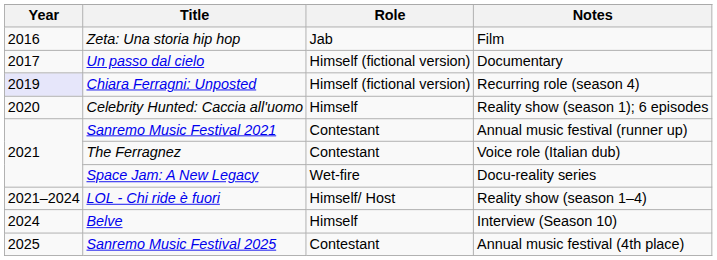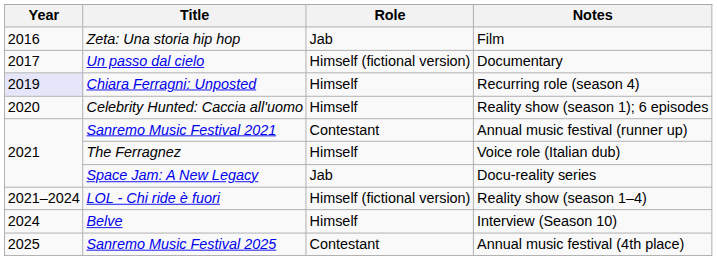(390, 84) Himself (fictional version) -> (334, 84) Himself
(344, 152) Contestant -> (334, 152) Himself
(335, 175) Wet-fire -> (321, 175) Jab
(352, 198) Himself/ Host -> (390, 198) Himself (fictional version)
